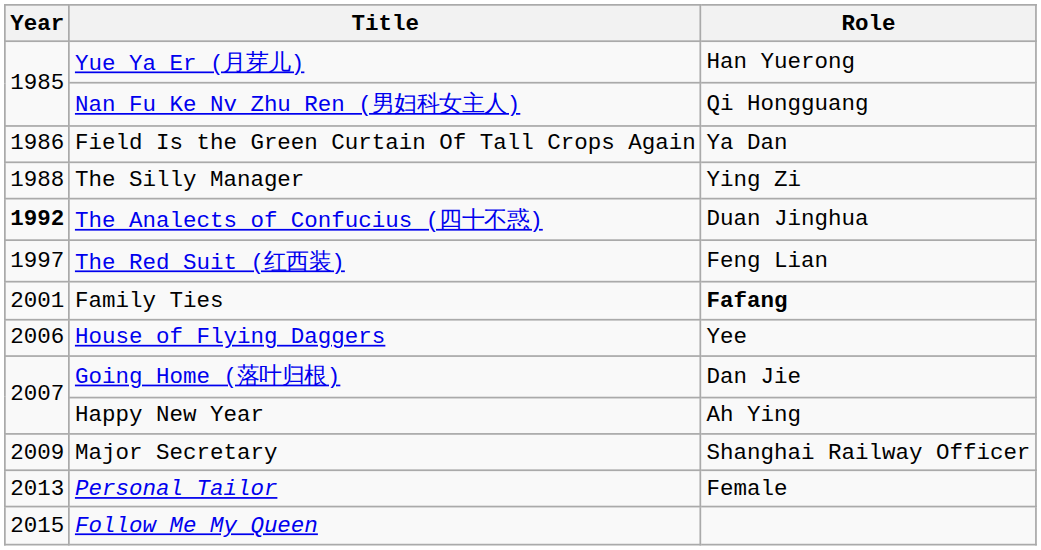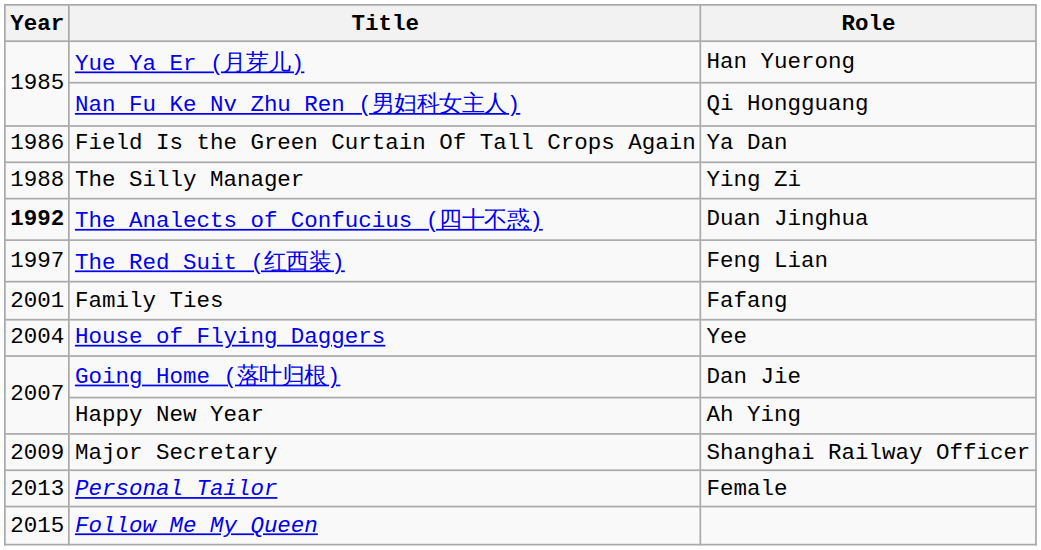(747, 301) bold -> (747, 301) normal
(37, 337) 2006 -> (37, 337) 2004
